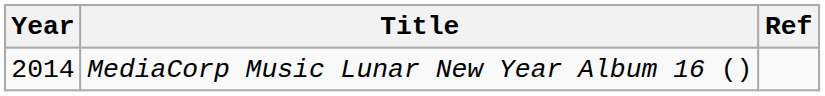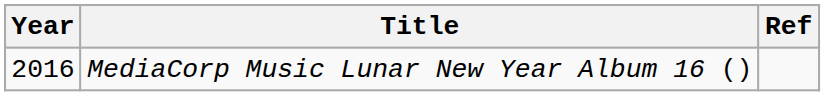(43, 70) 2014 -> (43, 70) 2016
